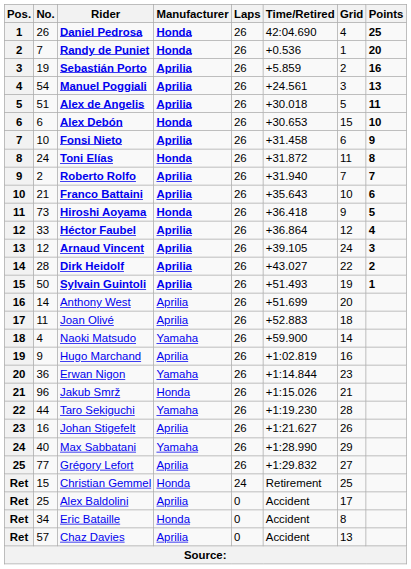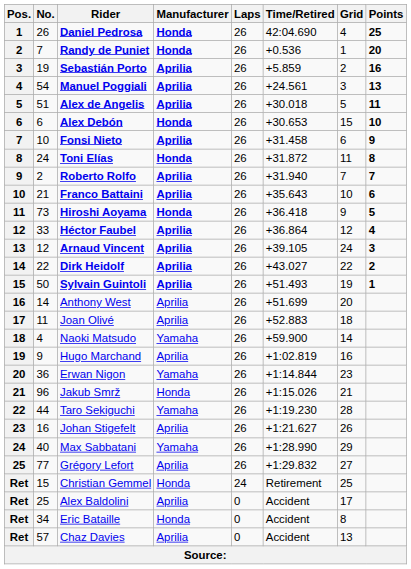(43, 266) 28 -> (43, 266) 22
